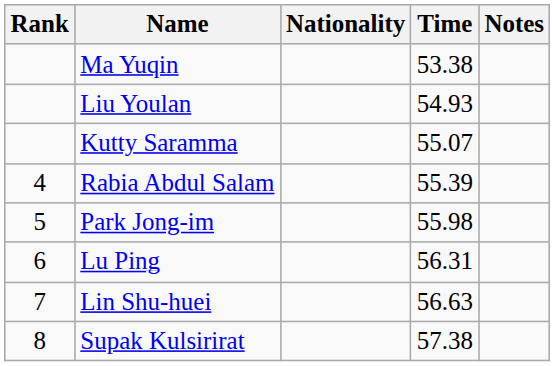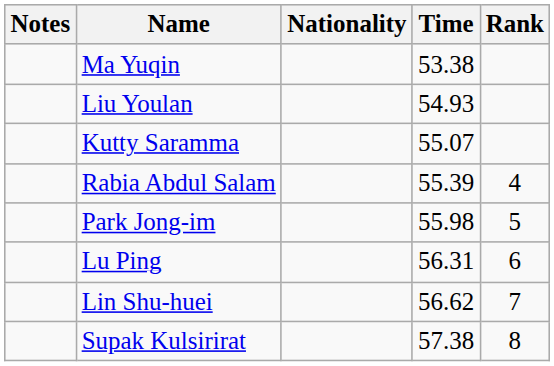columns swapped: (40, 24) <-> (514, 24)
(445, 301) 56.63 -> (446, 301) 56.62
